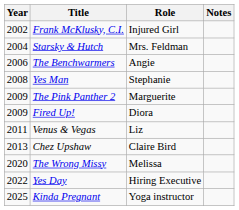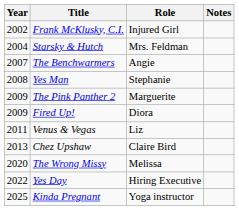(17, 63) 2006 -> (17, 63) 2007
